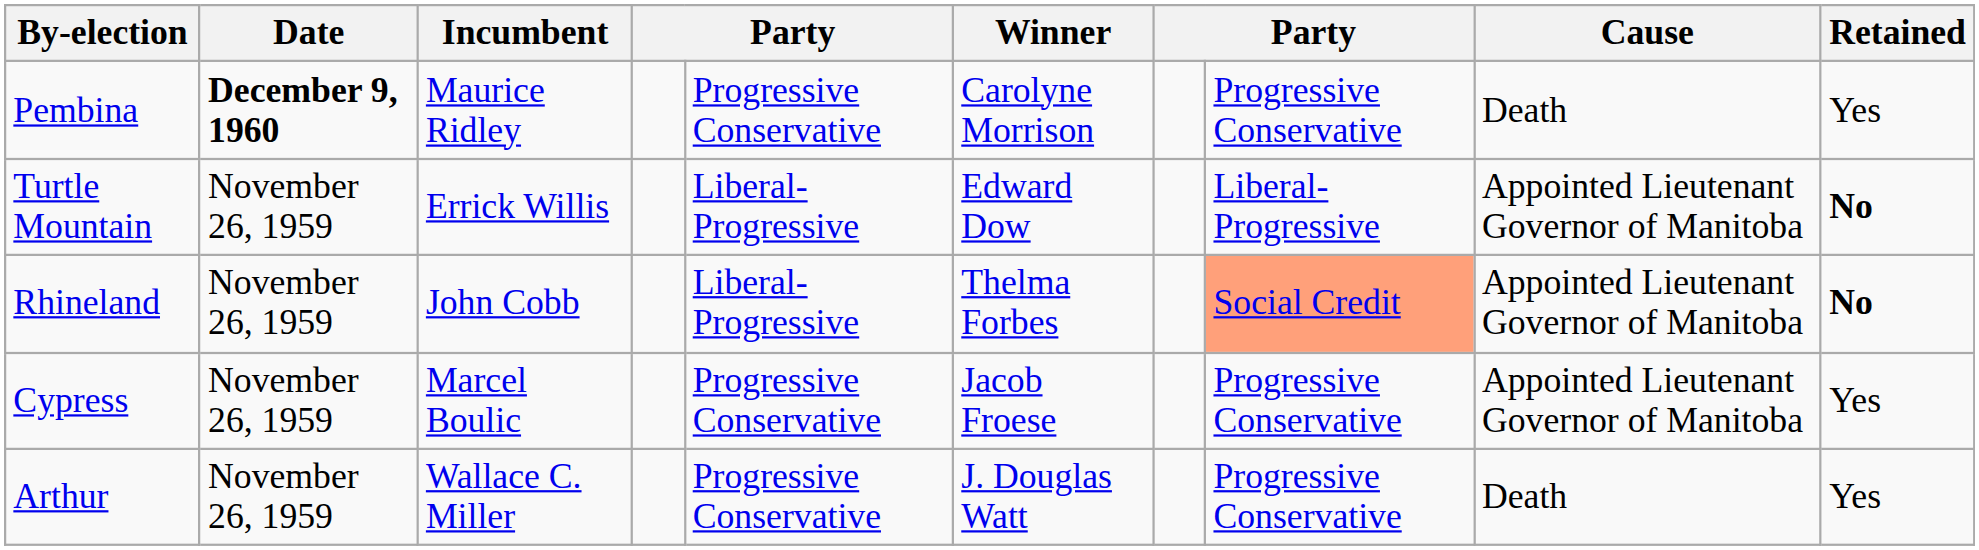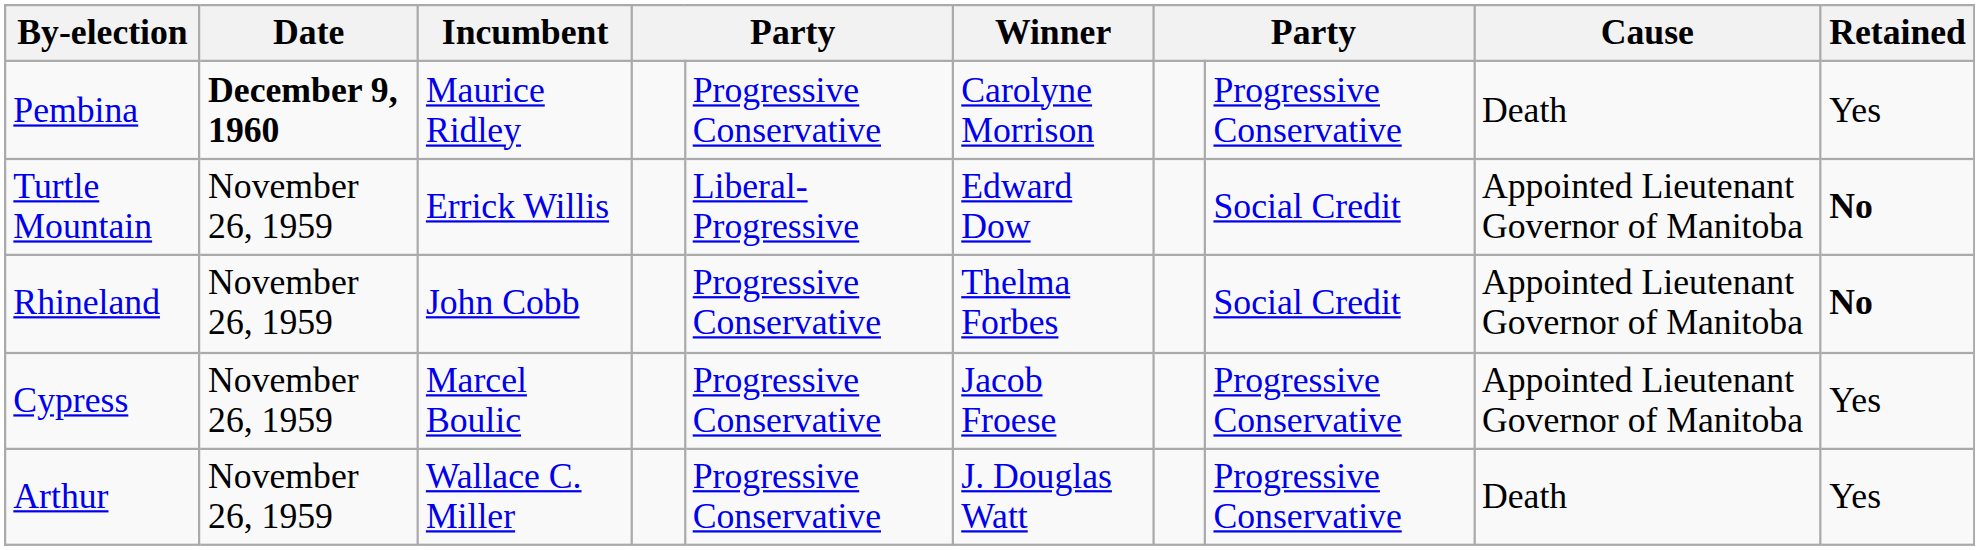(1297, 206) Liberal-Progressive -> (1307, 206) Social Credit
(776, 302) Liberal-Progressive -> (787, 302) Progressive Conservative
(1307, 302) lightsalmon background -> (1307, 302) no background
